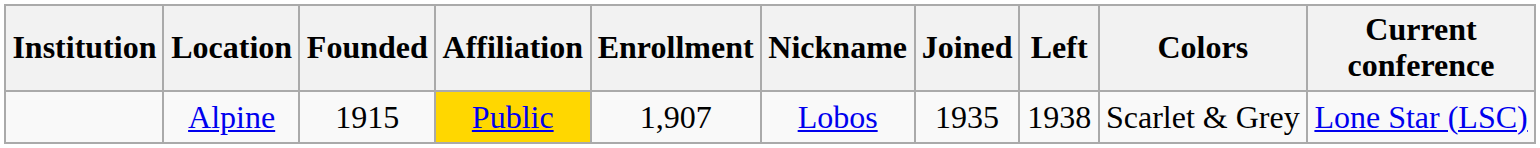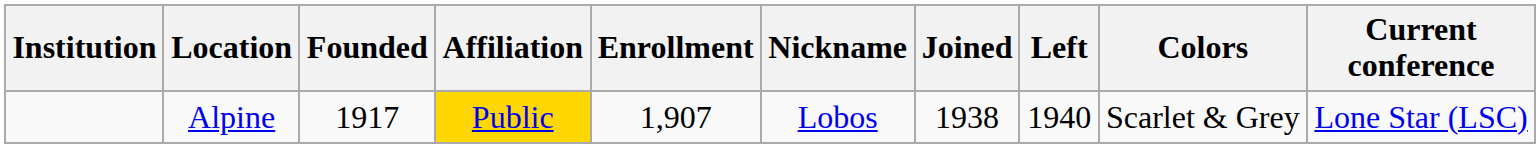(367, 116) 1915 -> (367, 116) 1917
(967, 116) 1935 -> (967, 116) 1938
(1059, 116) 1938 -> (1059, 116) 1940
